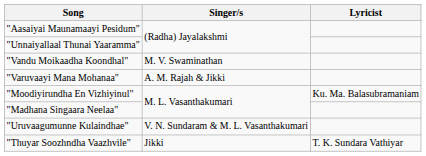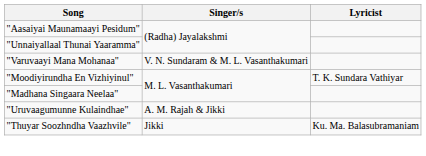- row: (67, 61)
(185, 77) A. M. Rajah & Jikki -> (226, 61) V. N. Sundaram & M. L. Vasanthakumari
(366, 94) Ku. Ma. Balasubramaniam -> (358, 77) T. K. Sundara Vathiyar
(226, 126) V. N. Sundaram & M. L. Vasanthakumari -> (185, 110) A. M. Rajah & Jikki
(358, 143) T. K. Sundara Vathiyar -> (366, 126) Ku. Ma. Balasubramaniam
